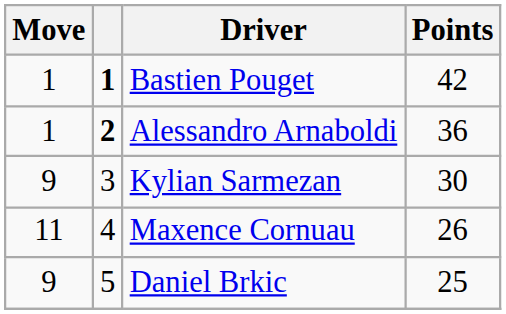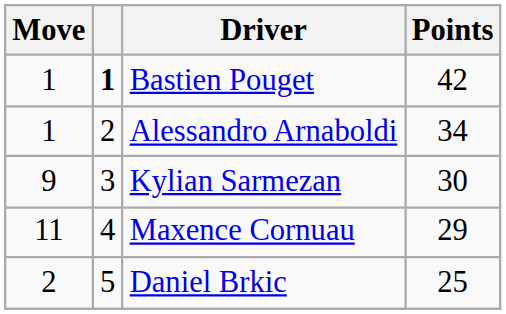(108, 130) bold -> (108, 130) normal
(453, 130) 36 -> (453, 130) 34
(453, 231) 26 -> (453, 231) 29
(49, 281) 9 -> (49, 281) 2
